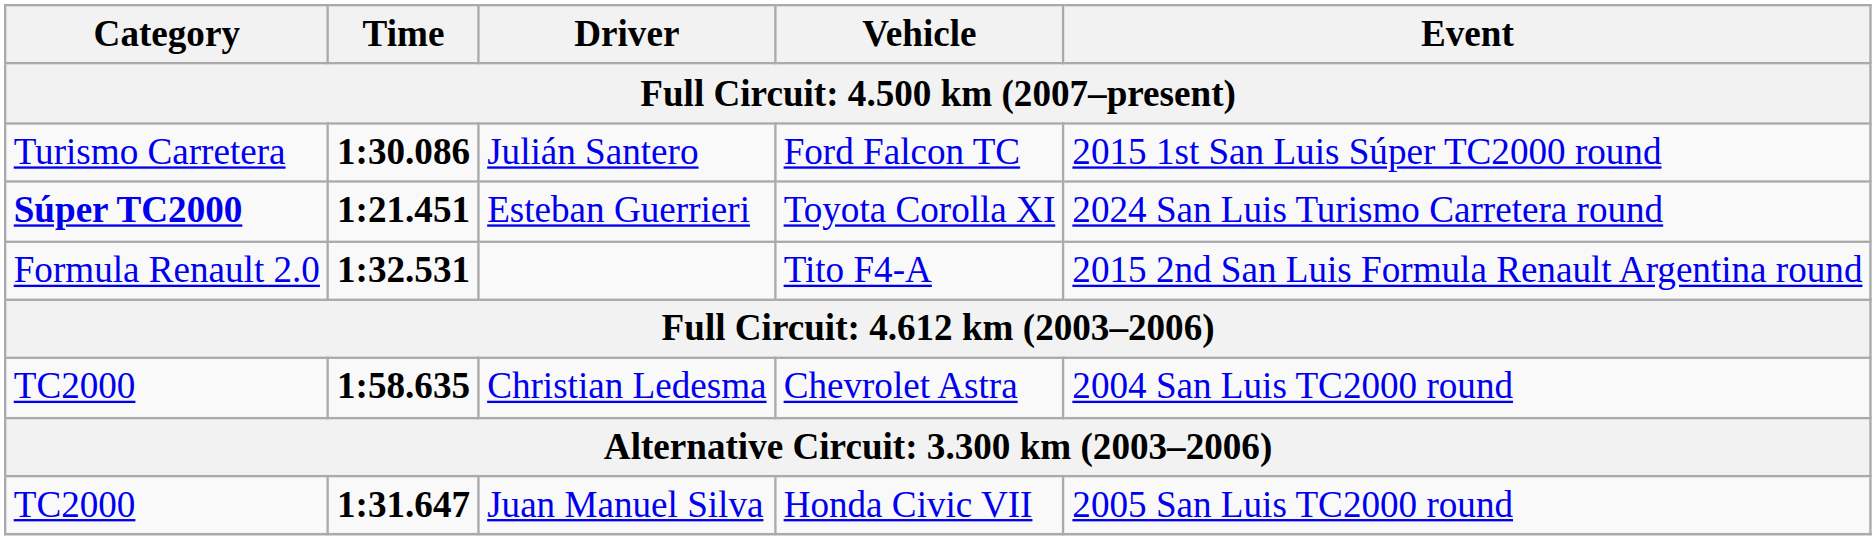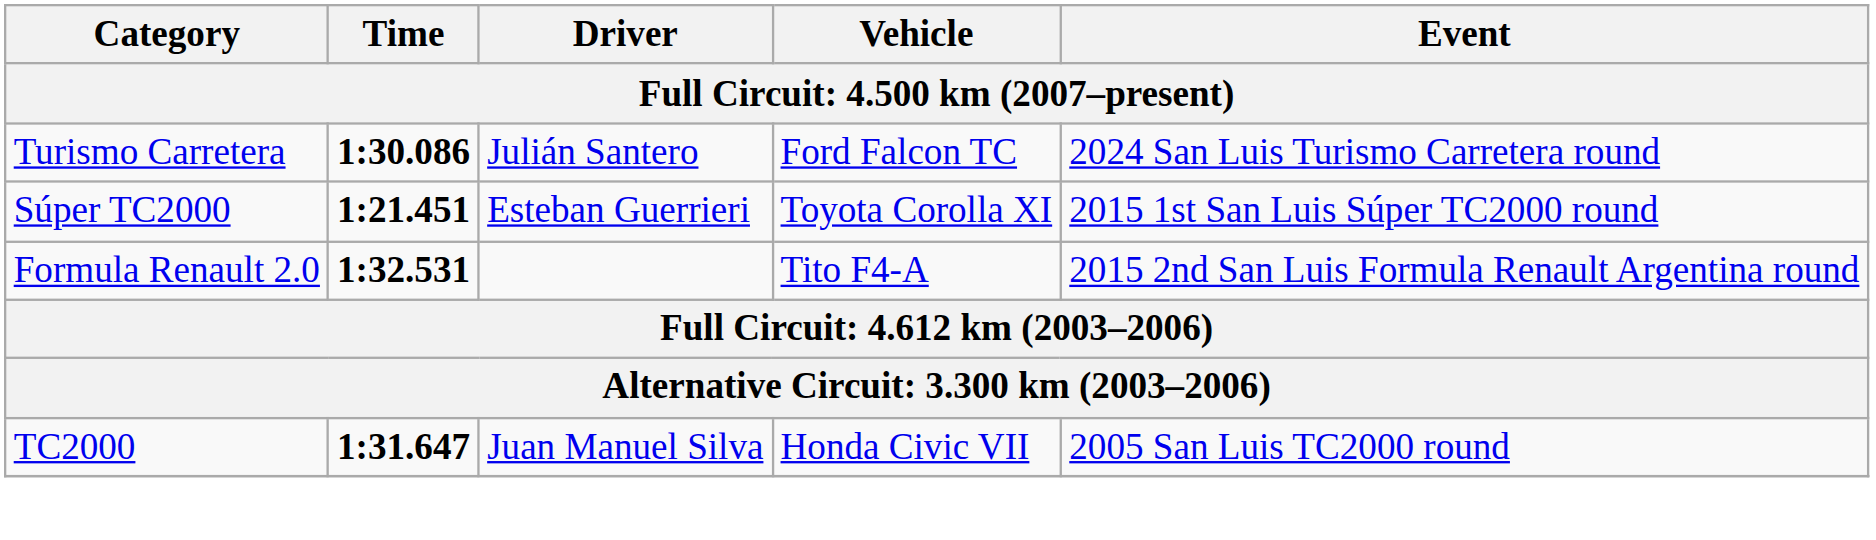(1367, 151) 2015 1st San Luis Súper TC2000 round -> (1365, 151) 2024 San Luis Turismo Carretera round
(128, 210) bold -> (122, 210) normal
(1368, 210) 2024 San Luis Turismo Carretera round -> (1364, 210) 2015 1st San Luis Súper TC2000 round
- row: (627, 387)
